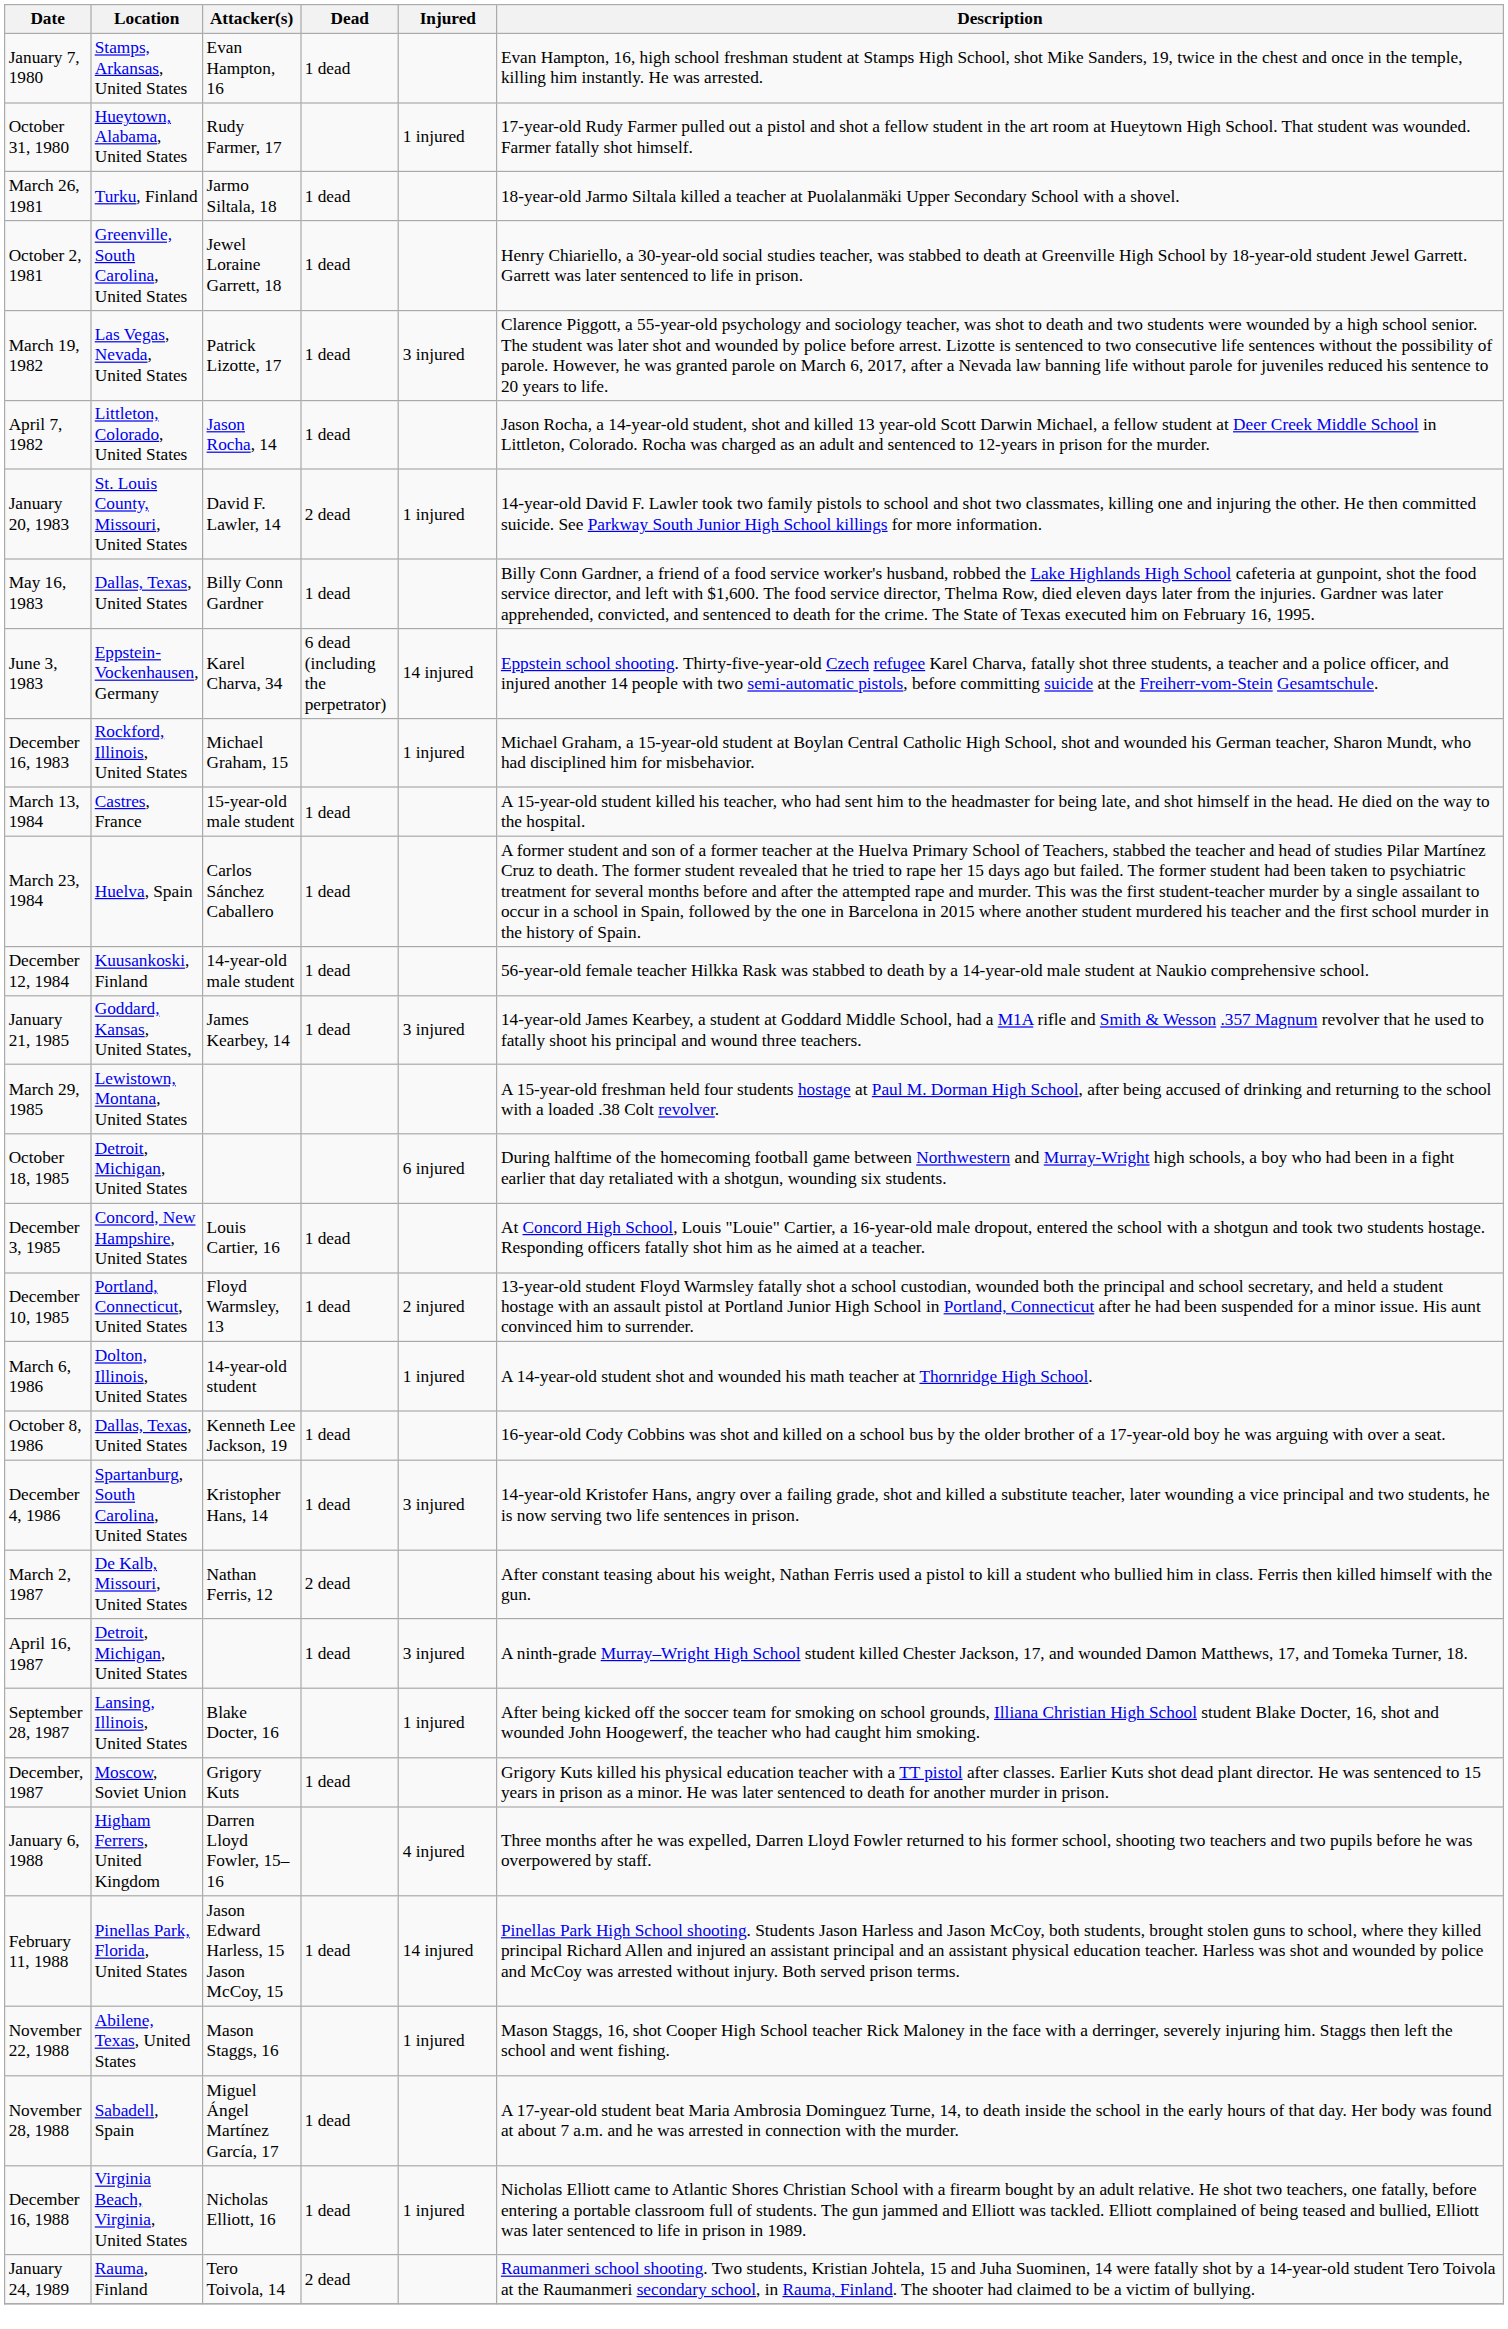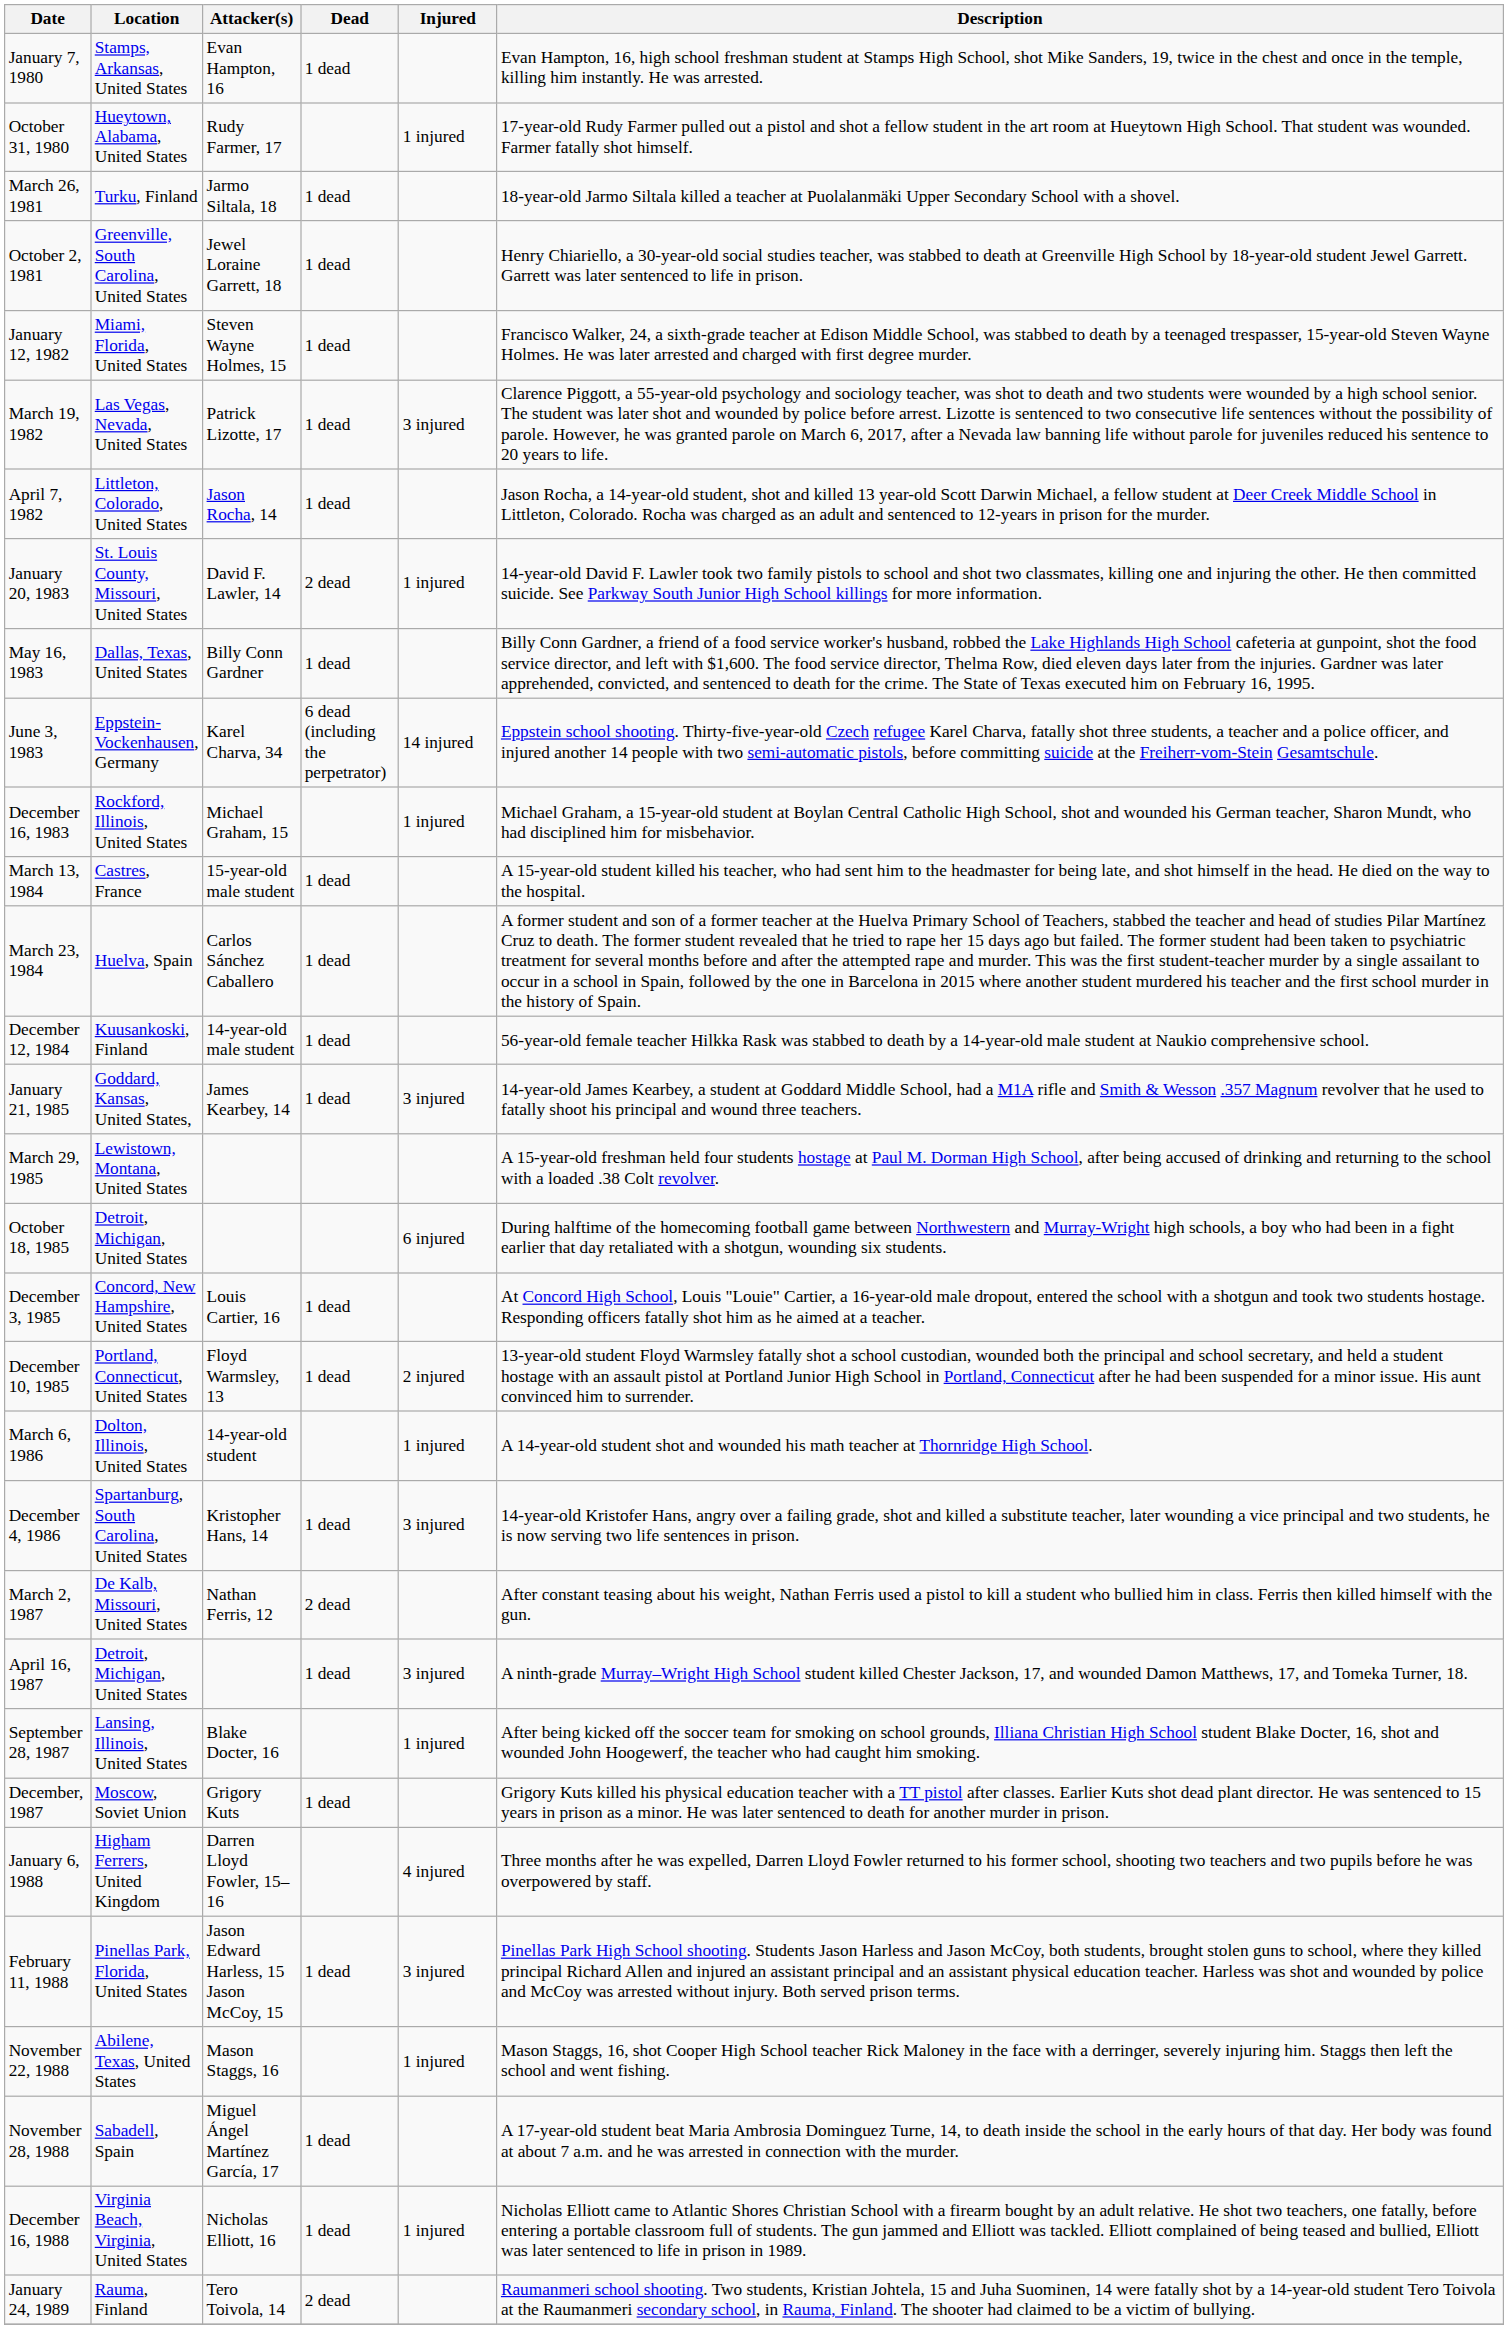+ row: (39, 345)
- row: (45, 1435)
(438, 1951) 14 injured -> (434, 1971) 3 injured
